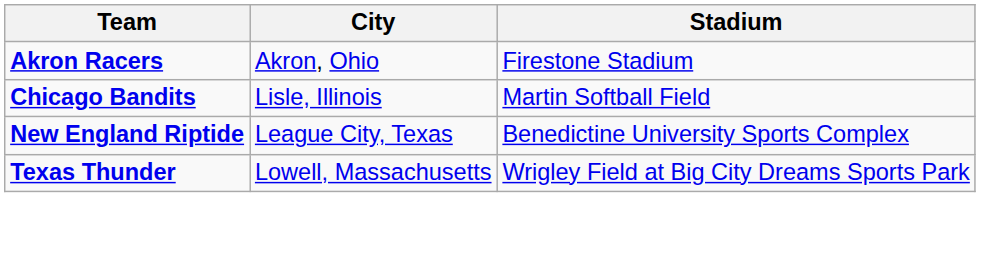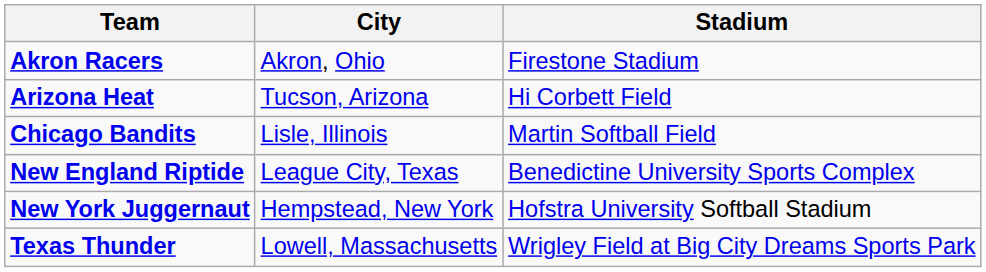+ row: (82, 97)
+ row: (130, 209)
